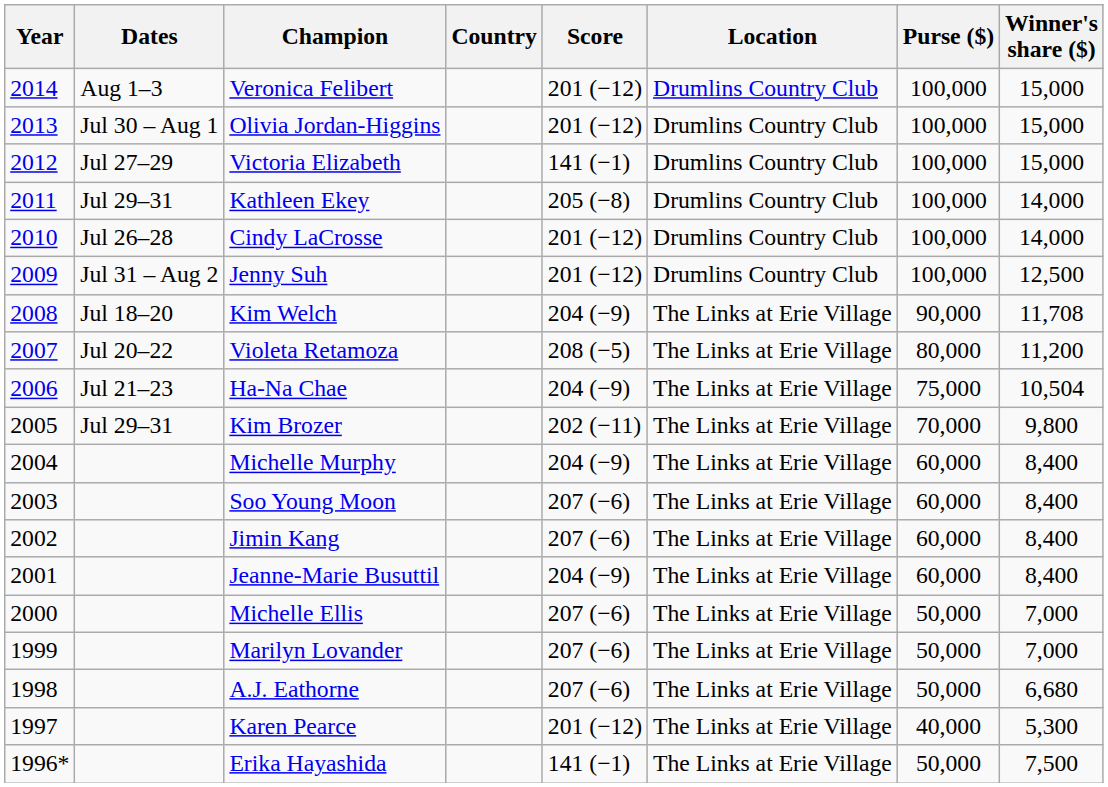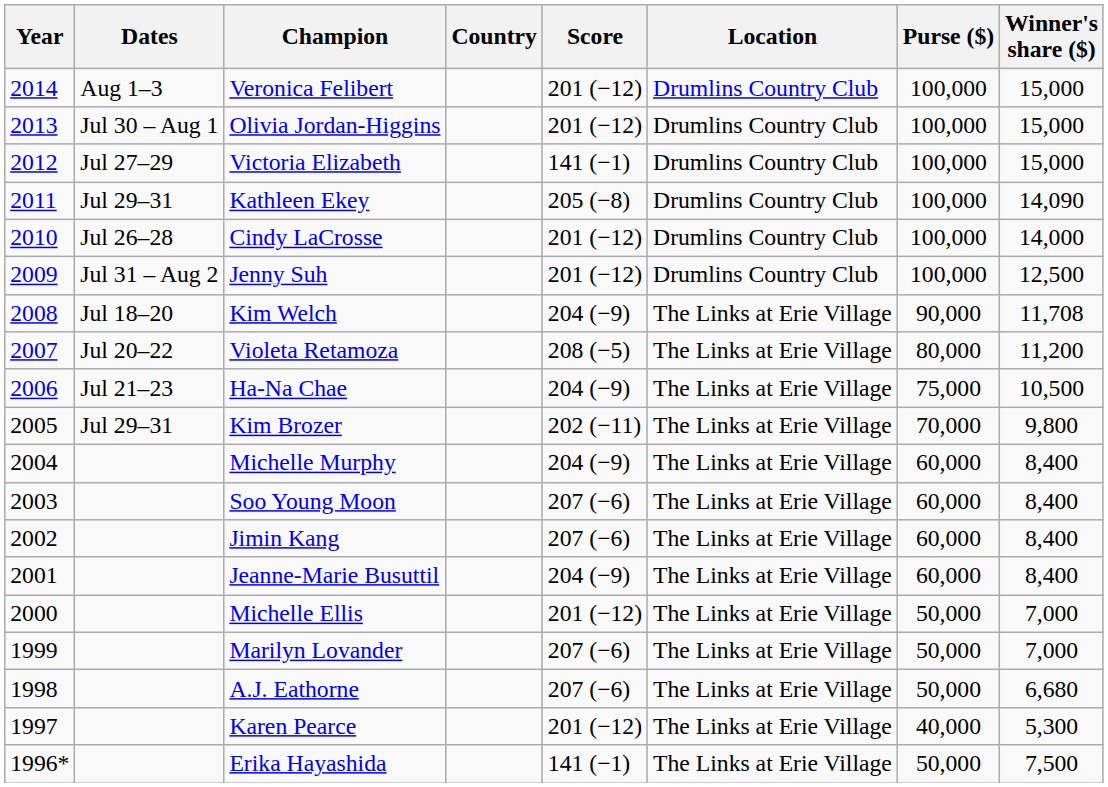(1052, 200) 14,000 -> (1052, 200) 14,090
(1052, 387) 10,504 -> (1052, 387) 10,500
(589, 613) 207 (−6) -> (595, 613) 201 (−12)
